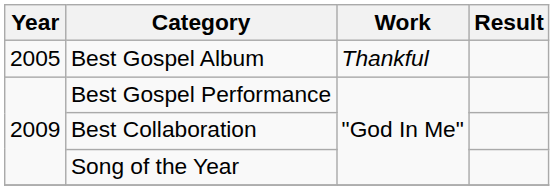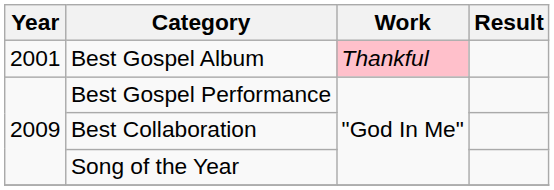(35, 58) 2005 -> (35, 58) 2001
(385, 58) no background -> (385, 58) pink background
